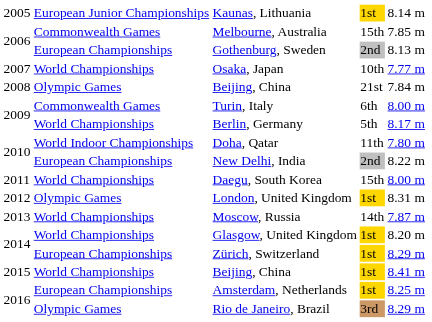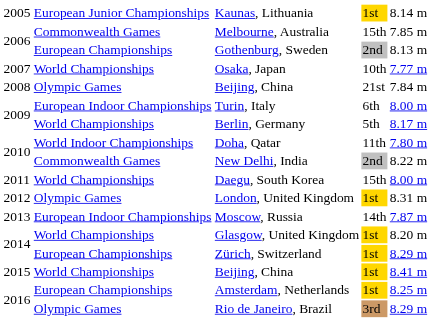(97, 105) Commonwealth Games -> (123, 105) European Indoor Championships
(103, 160) European Championships -> (97, 160) Commonwealth Games
(94, 216) World Championships -> (123, 216) European Indoor Championships
